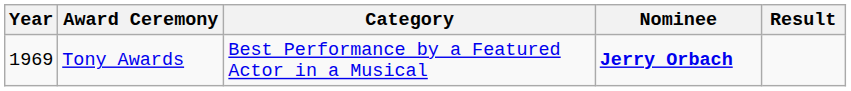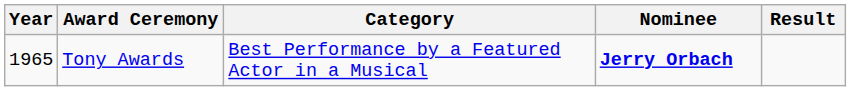(31, 60) 1969 -> (31, 60) 1965
